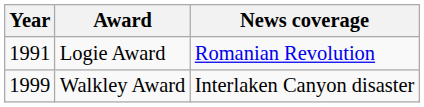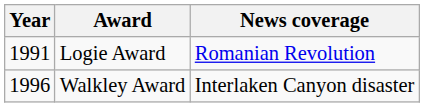(30, 85) 1999 -> (30, 85) 1996
